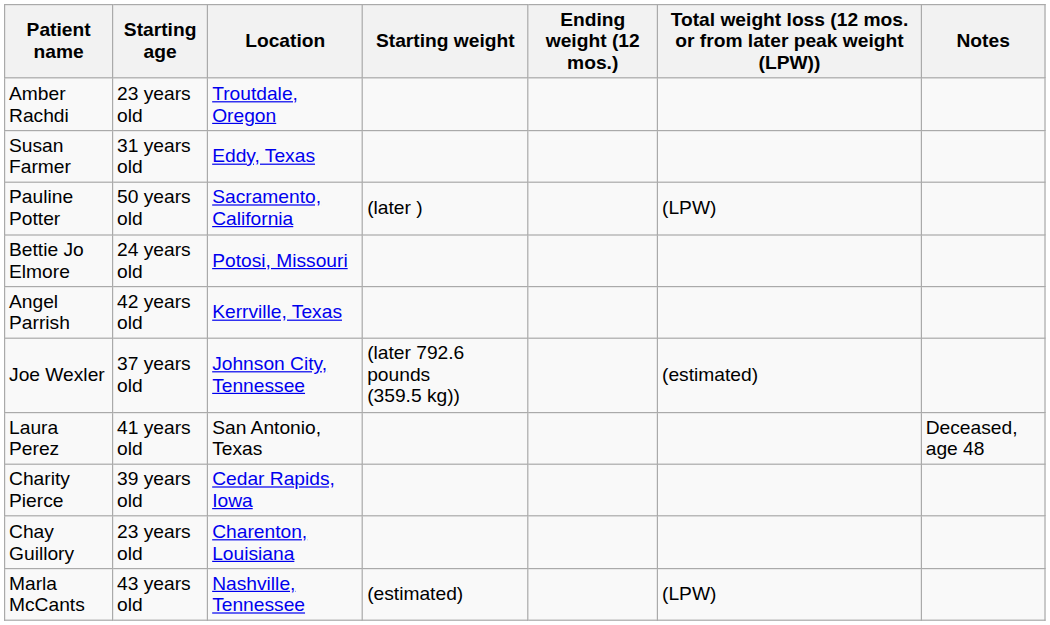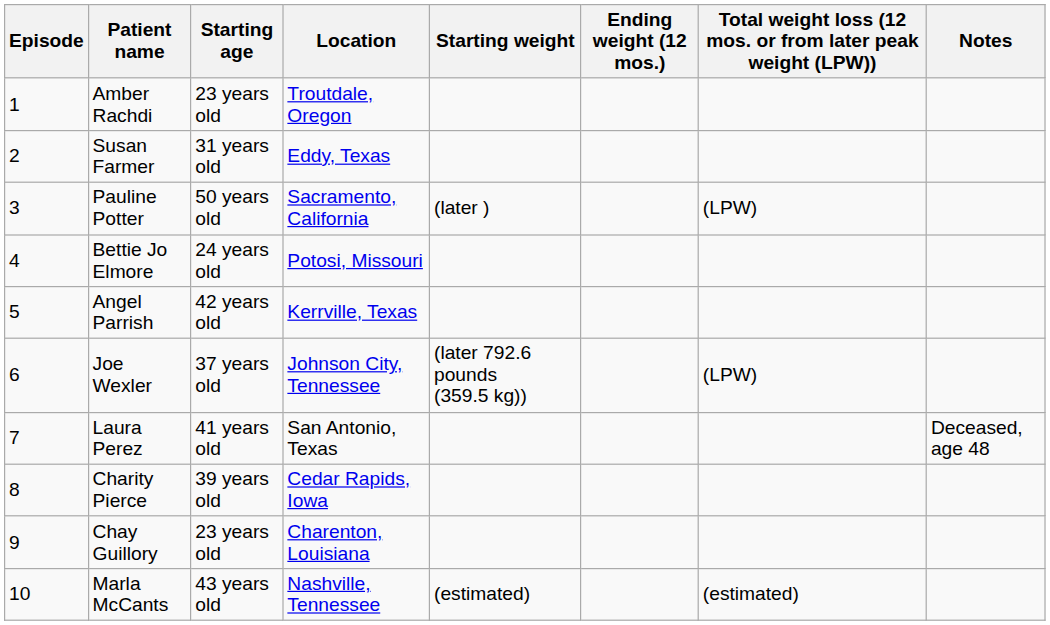+ column: (46, 41)
(710, 375) (estimated) -> (730, 375) (LPW)
(689, 594) (LPW) -> (751, 594) (estimated)
